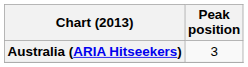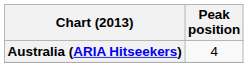(214, 51) 3 -> (214, 51) 4
